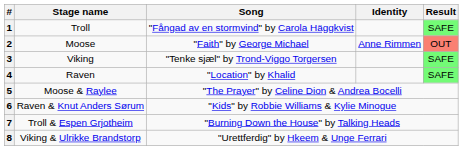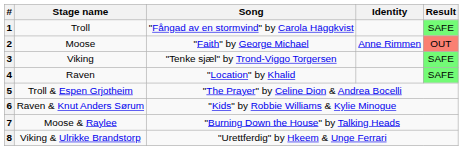(80, 91) Moose & Raylee -> (80, 91) Troll & Espen Grjotheim
(80, 122) Troll & Espen Grjotheim -> (80, 122) Moose & Raylee
